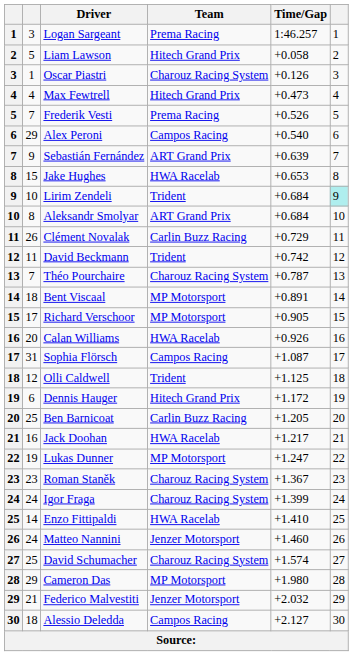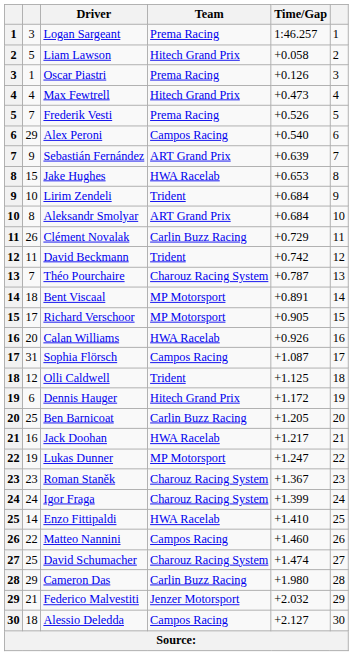(209, 74) Charouz Racing System -> (185, 74) Prema Racing
(336, 195) paleturquoise background -> (336, 195) no background
(31, 539) 24 -> (31, 539) 22
(195, 539) Jenzer Motorsport -> (189, 539) Campos Racing
(291, 559) +1.574 -> (291, 559) +1.474
(188, 579) MP Motorsport -> (198, 579) Carlin Buzz Racing
